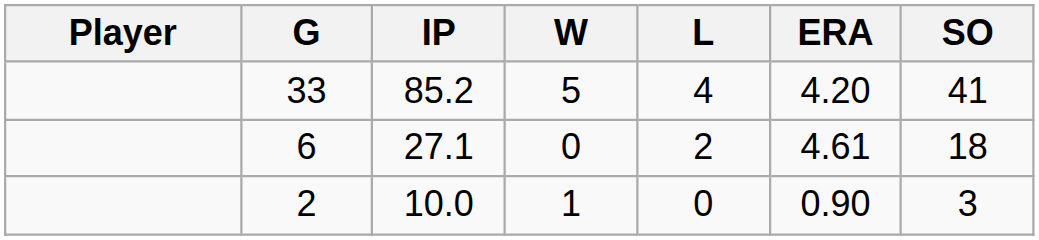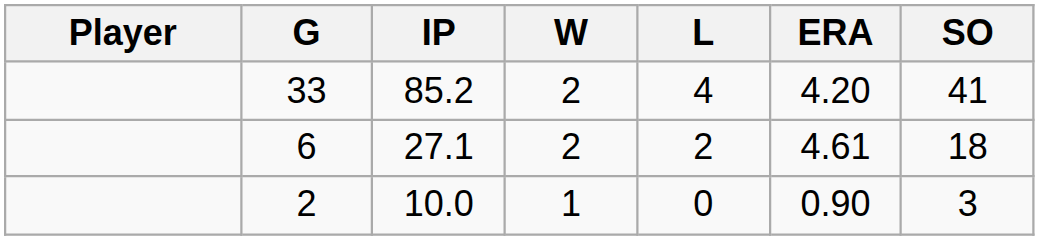(571, 90) 5 -> (571, 90) 2
(571, 147) 0 -> (571, 147) 2
